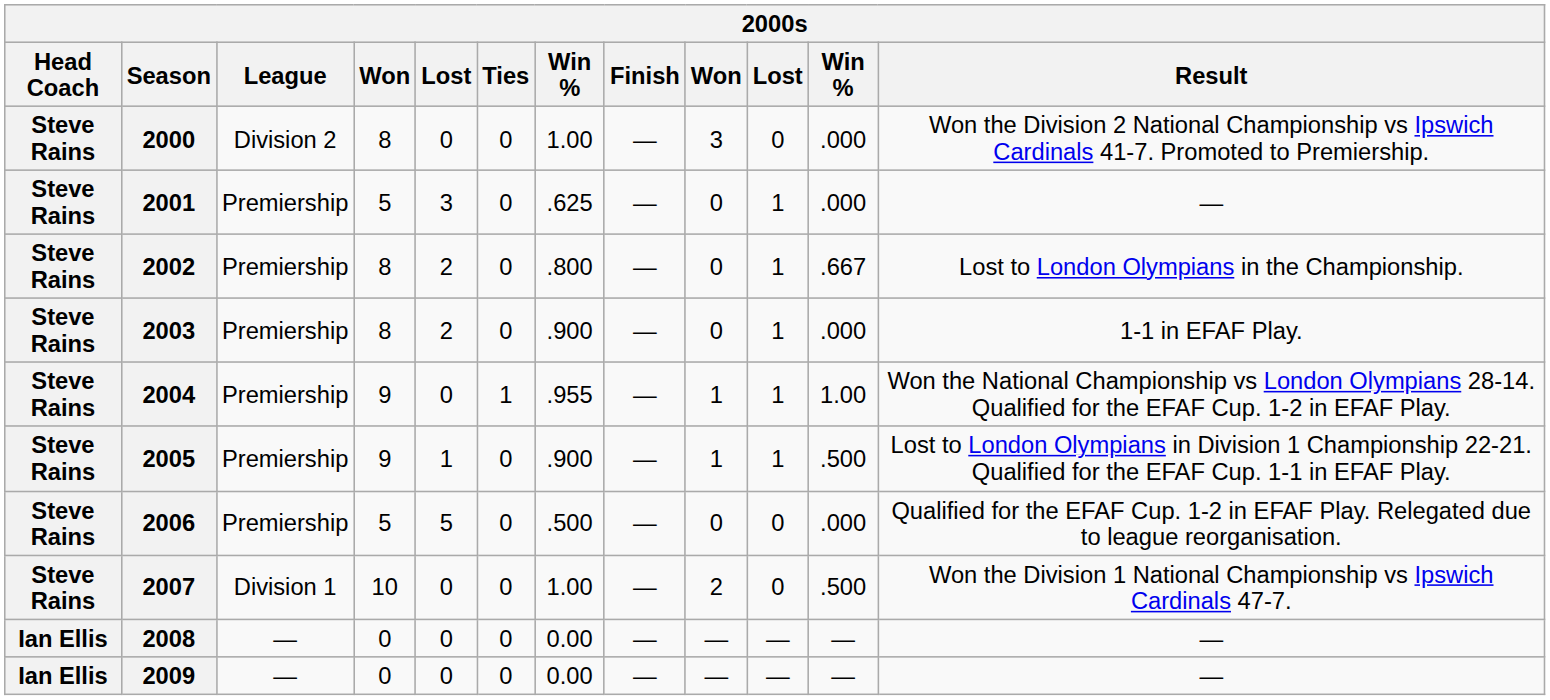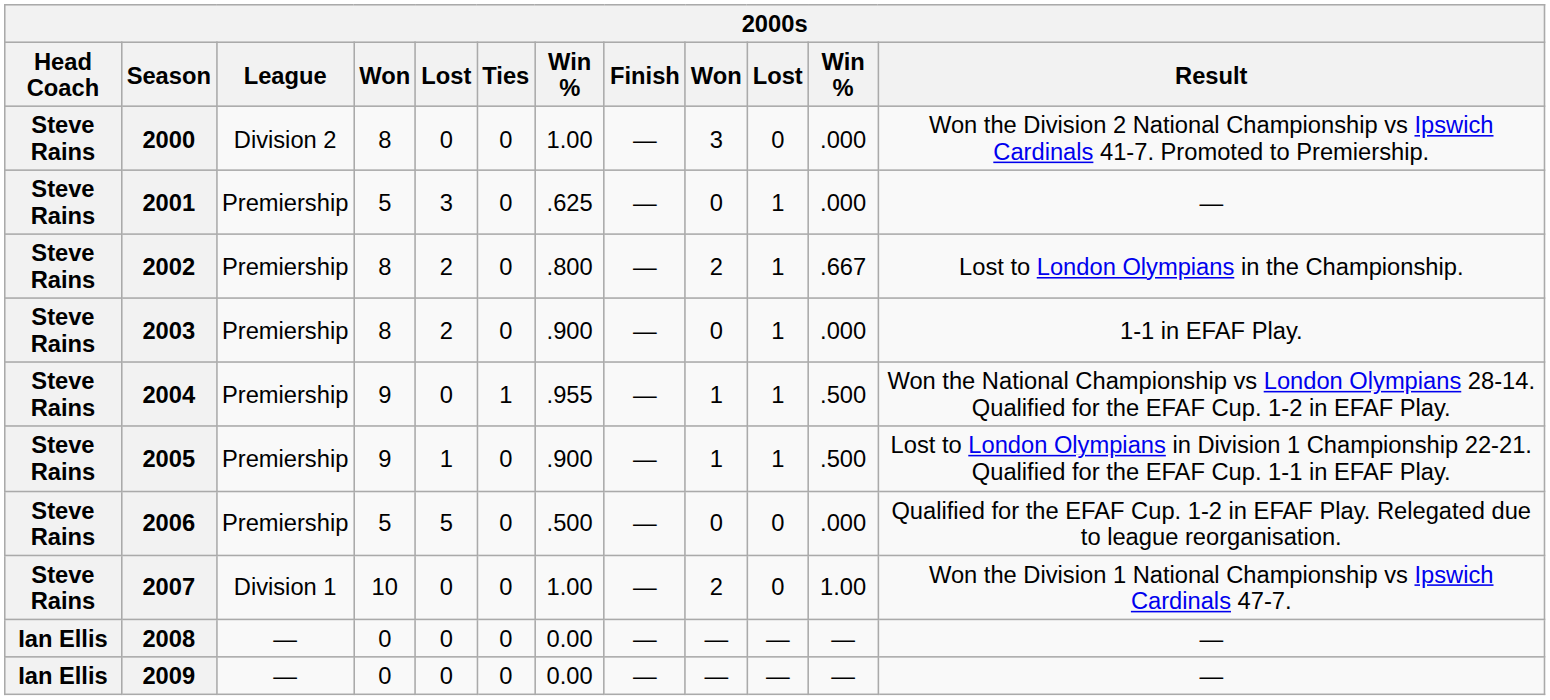(716, 267) 0 -> (716, 267) 2
(843, 395) 1.00 -> (843, 395) .500
(843, 587) .500 -> (843, 587) 1.00
